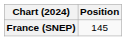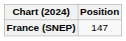(100, 28) 145 -> (100, 28) 147
